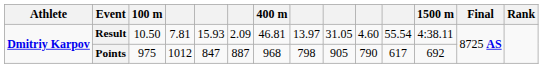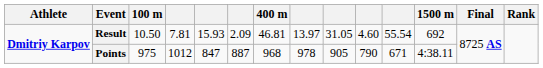(435, 34) 4:38.11 -> (435, 34) 692
(306, 54) 798 -> (306, 54) 978
(398, 54) 617 -> (398, 54) 671
(435, 54) 692 -> (435, 54) 4:38.11
